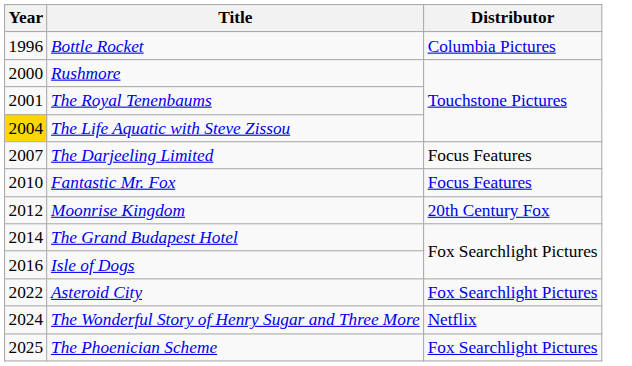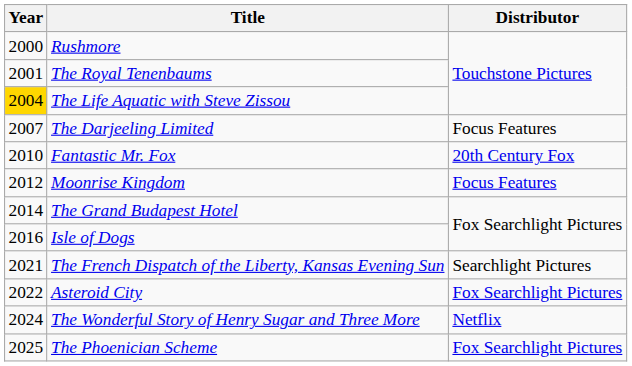- row: (97, 45)
(480, 182) Focus Features -> (513, 155) 20th Century Fox
(489, 210) 20th Century Fox -> (504, 182) Focus Features
+ row: (248, 264)
